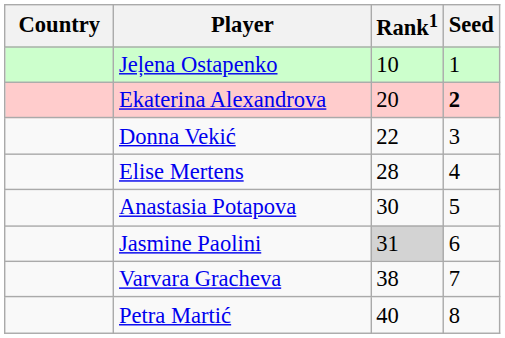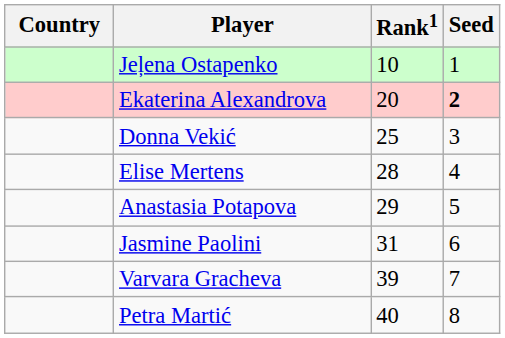(387, 135) 22 -> (387, 135) 25
(387, 207) 30 -> (387, 207) 29
(387, 243) lightgrey background -> (387, 243) no background
(387, 278) 38 -> (387, 278) 39
